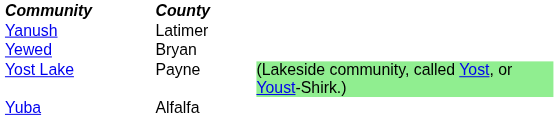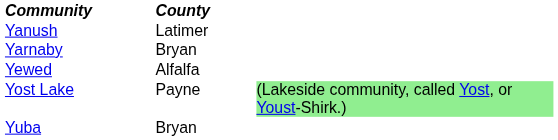+ row: (34, 50)
(176, 50) Bryan -> (177, 70) Alfalfa
(177, 107) Alfalfa -> (176, 127) Bryan
